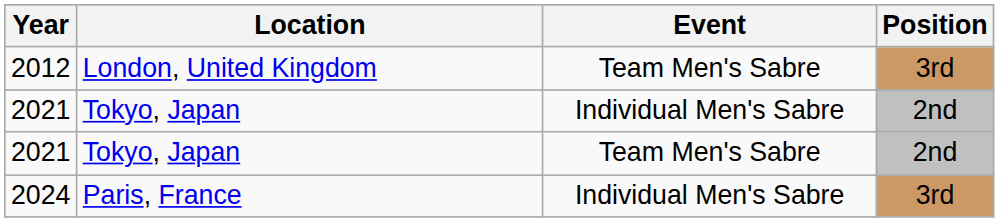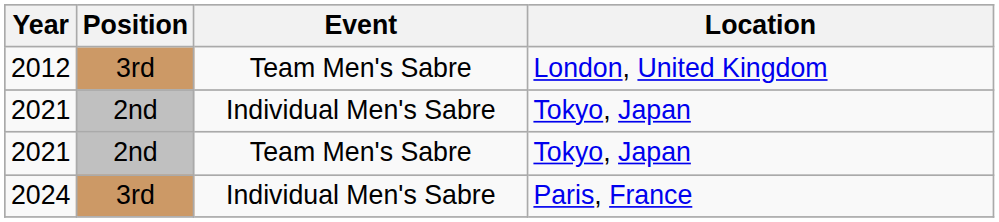columns swapped: (310, 25) <-> (935, 25)
